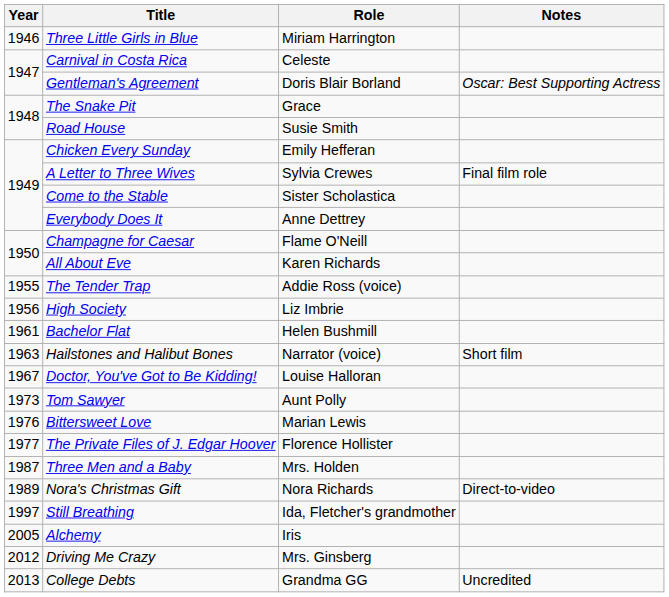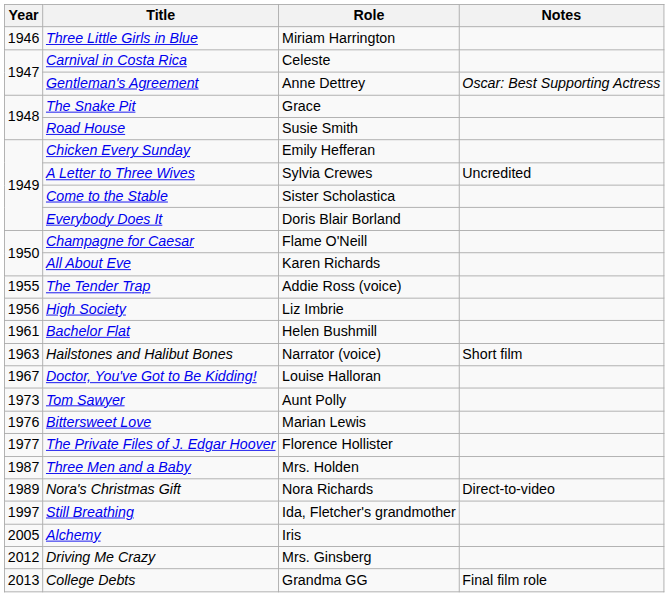(341, 83) Doris Blair Borland -> (324, 83) Anne Dettrey
(505, 173) Final film role -> (497, 173) Uncredited
(324, 219) Anne Dettrey -> (341, 219) Doris Blair Borland
(497, 580) Uncredited -> (505, 580) Final film role
